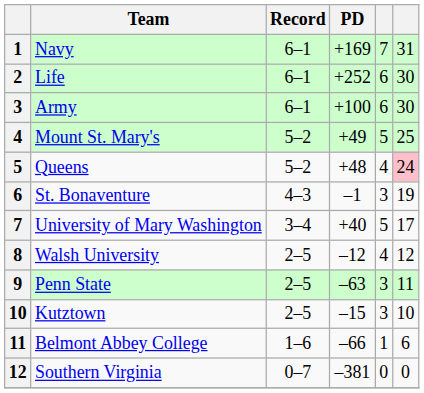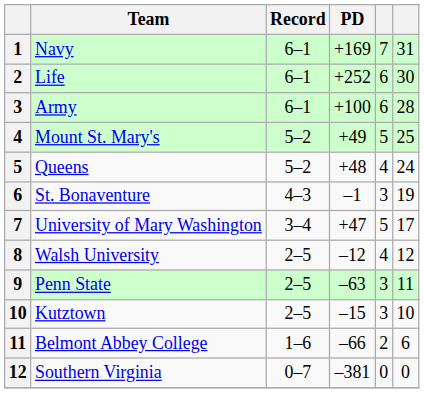(405, 107) 30 -> (405, 107) 28
(405, 166) pink background -> (405, 166) no background
(352, 225) +40 -> (352, 225) +47
(384, 343) 1 -> (384, 343) 2
